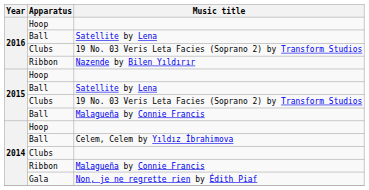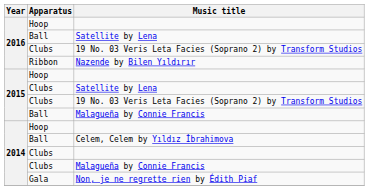(39, 88) Ball -> (41, 88) Clubs
(43, 166) Ribbon -> (41, 166) Clubs
